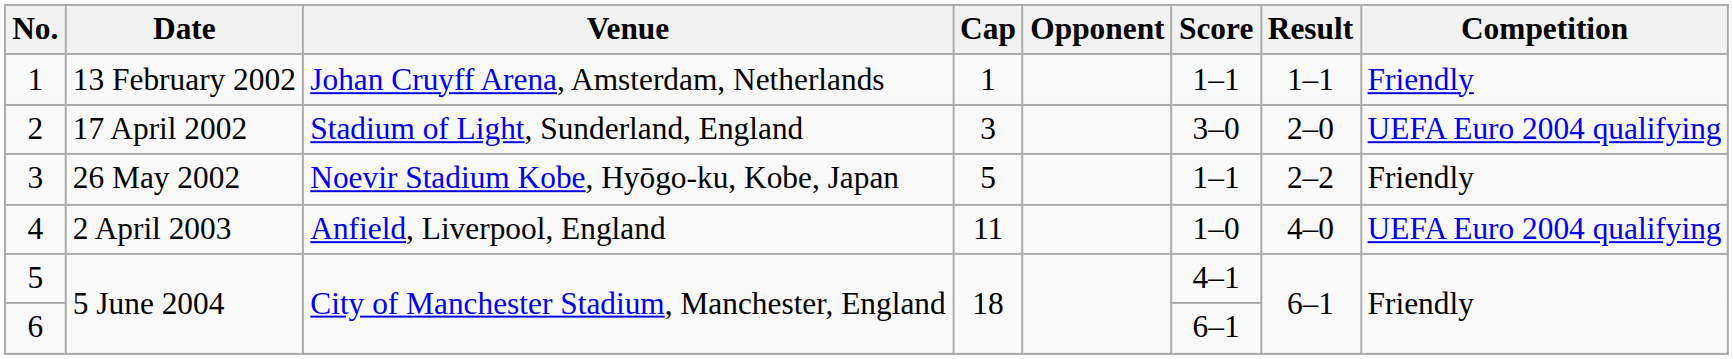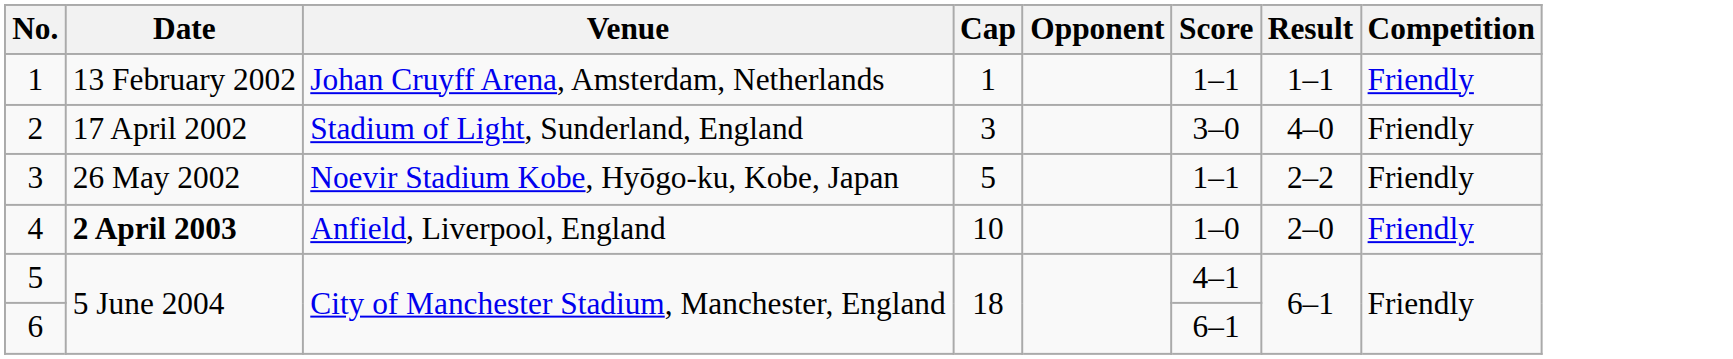(1310, 128) 2–0 -> (1310, 128) 4–0
(1545, 128) UEFA Euro 2004 qualifying -> (1421, 128) Friendly
(152, 228) normal -> (155, 228) bold
(988, 228) 11 -> (988, 228) 10
(1310, 228) 4–0 -> (1310, 228) 2–0
(1545, 228) UEFA Euro 2004 qualifying -> (1421, 228) Friendly
